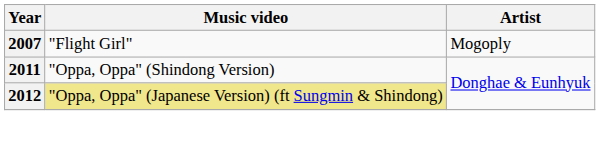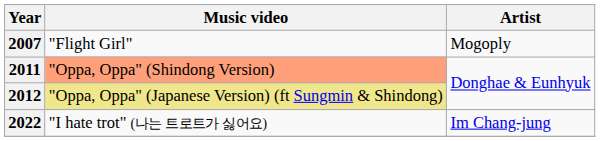(162, 69) no background -> (162, 69) lightsalmon background
+ row: (25, 122)
